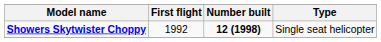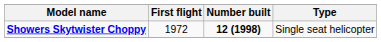(176, 29) 1992 -> (176, 29) 1972
